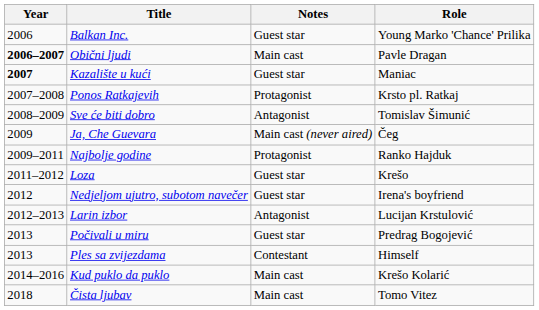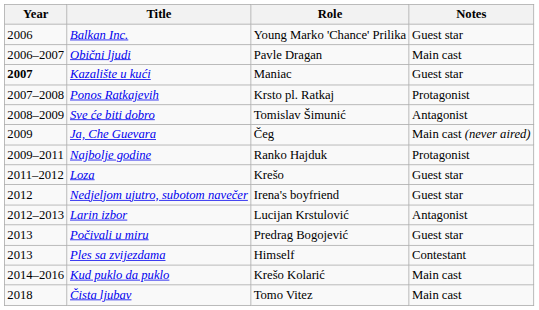columns swapped: (454, 14) <-> (313, 14)
(36, 54) bold -> (36, 54) normal
